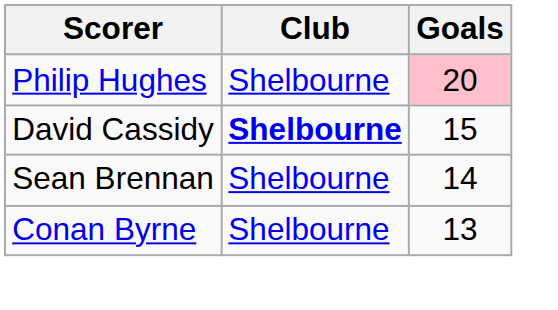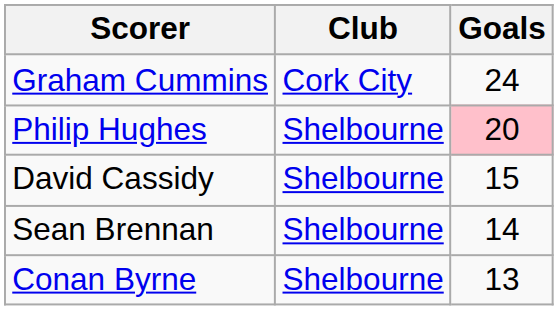+ row: (140, 79)
(315, 129) bold -> (363, 179) normal
